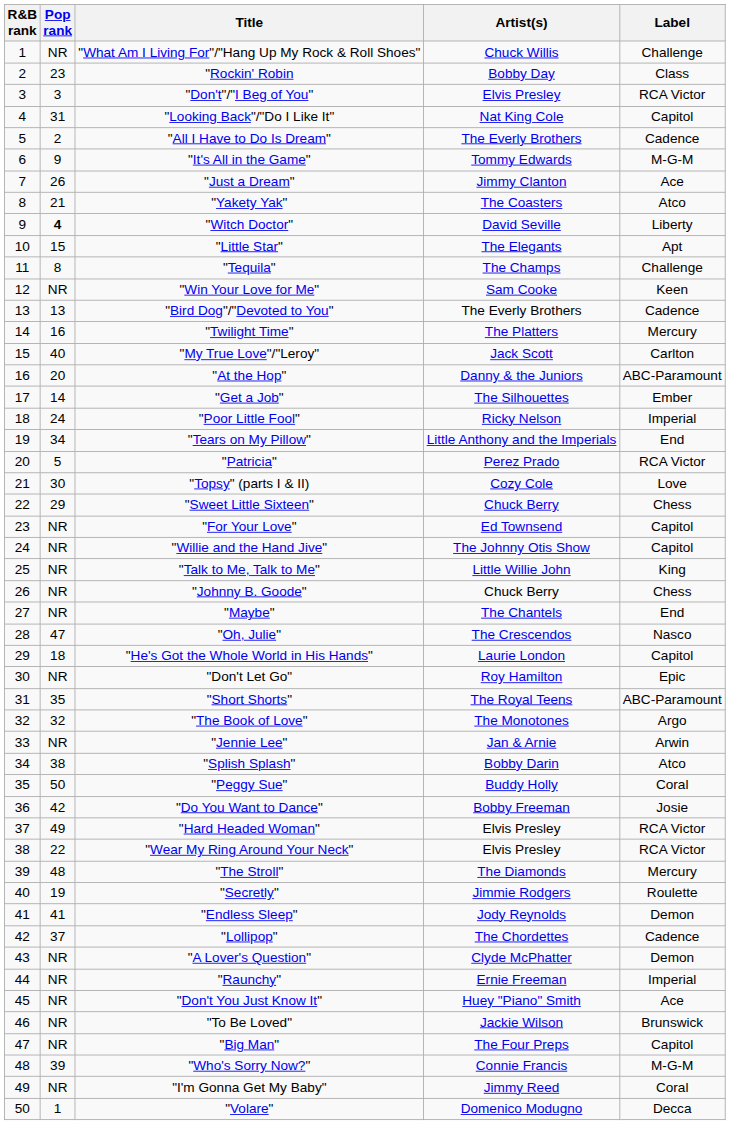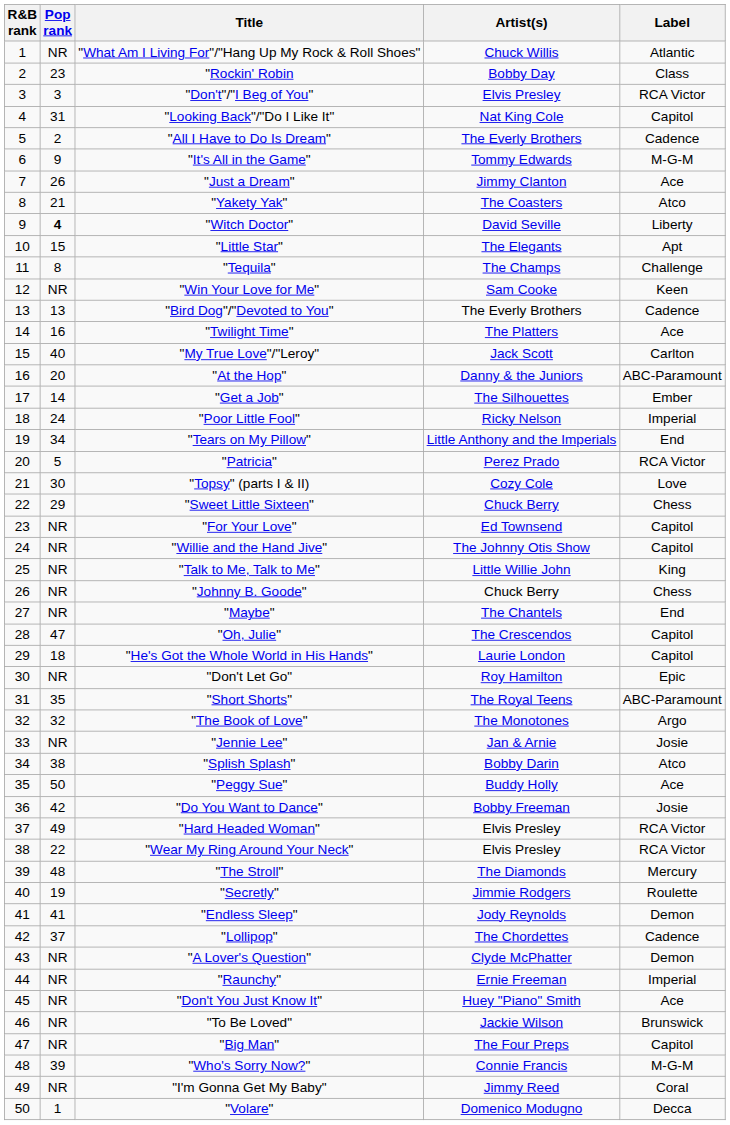(672, 52) Challenge -> (672, 52) Atlantic
(672, 332) Mercury -> (672, 332) Ace
(672, 634) Nasco -> (672, 634) Capitol
(672, 742) Arwin -> (672, 742) Josie
(672, 785) Coral -> (672, 785) Ace
